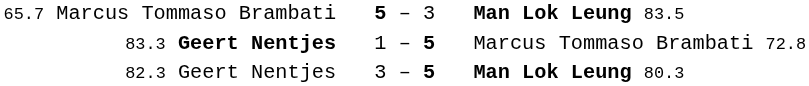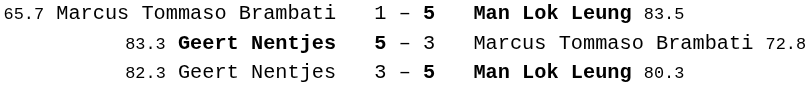(405, 14) 5 – 3 -> (405, 14) 1 – 5
(405, 43) 1 – 5 -> (405, 43) 5 – 3
